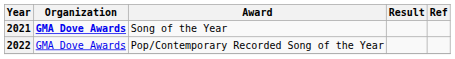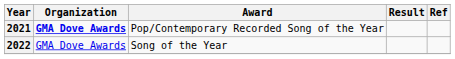(179, 29) Song of the Year -> (257, 29) Pop/Contemporary Recorded Song of the Year
(257, 45) Pop/Contemporary Recorded Song of the Year -> (179, 45) Song of the Year
